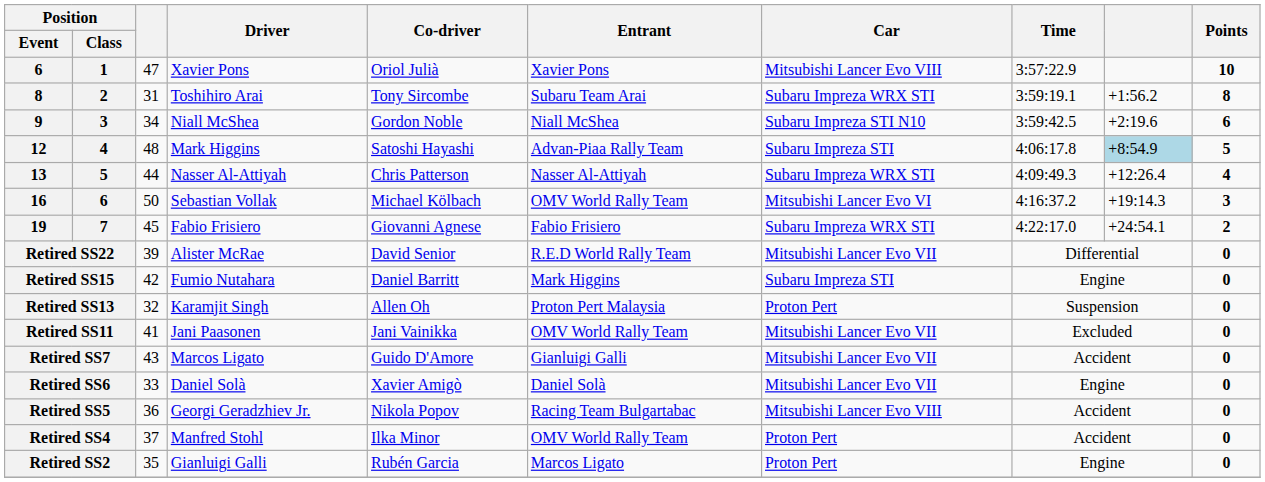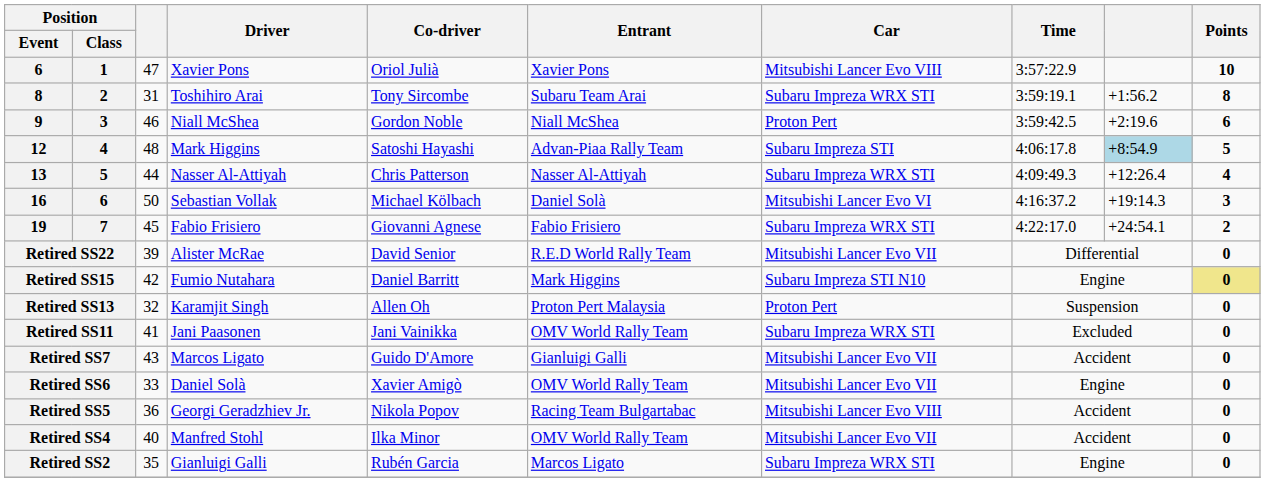(151, 122) 34 -> (151, 122) 46
(845, 122) Subaru Impreza STI N10 -> (801, 122) Proton Pert
(609, 200) OMV World Rally Team -> (568, 200) Daniel Solà
(829, 279) Subaru Impreza STI -> (845, 279) Subaru Impreza STI N10
(1226, 279) no background -> (1226, 279) khaki background
(851, 332) Mitsubishi Lancer Evo VII -> (850, 332) Subaru Impreza WRX STI
(568, 384) Daniel Solà -> (609, 384) OMV World Rally Team
(151, 437) 37 -> (151, 437) 40
(801, 437) Proton Pert -> (851, 437) Mitsubishi Lancer Evo VII
(801, 463) Proton Pert -> (850, 463) Subaru Impreza WRX STI
